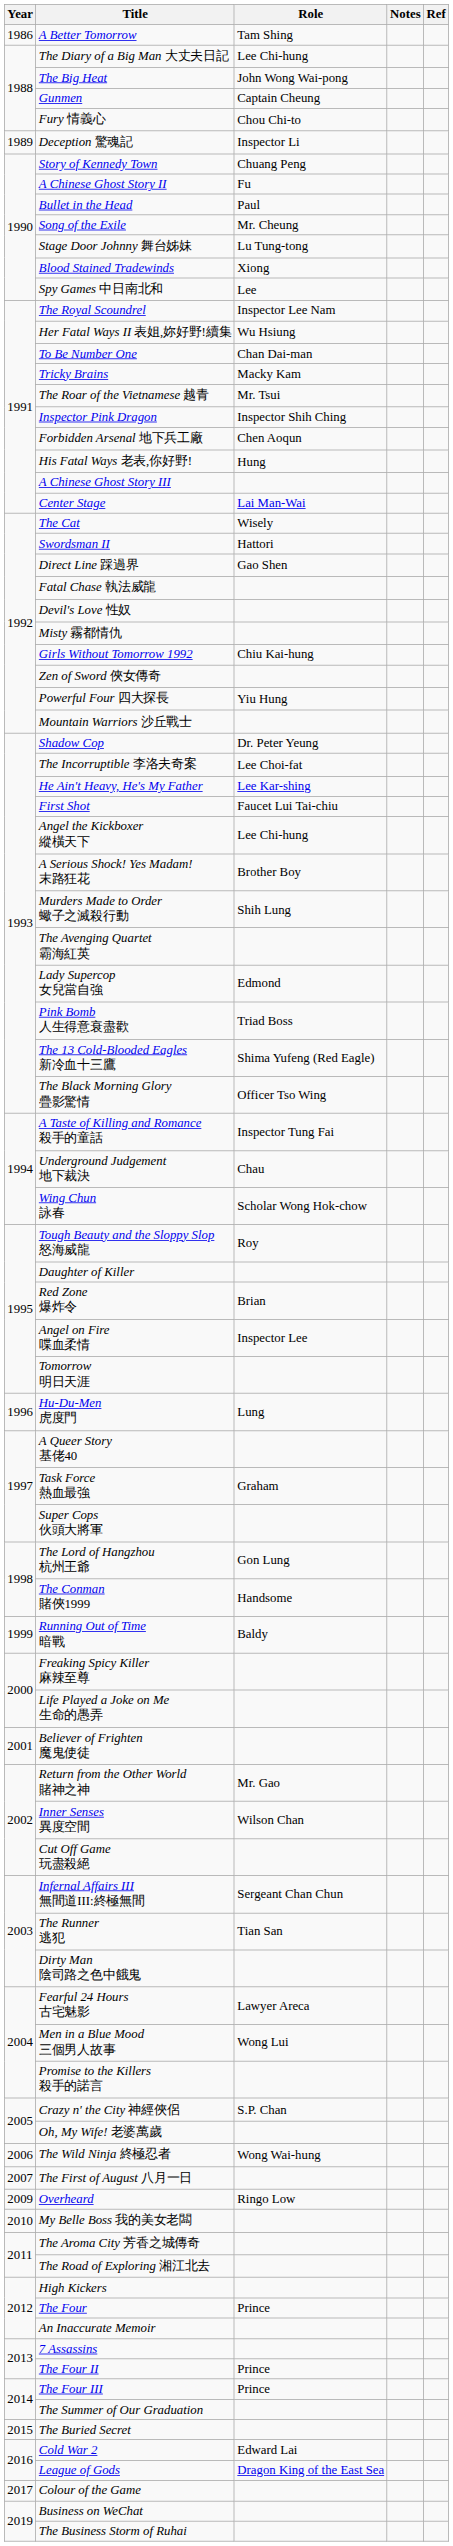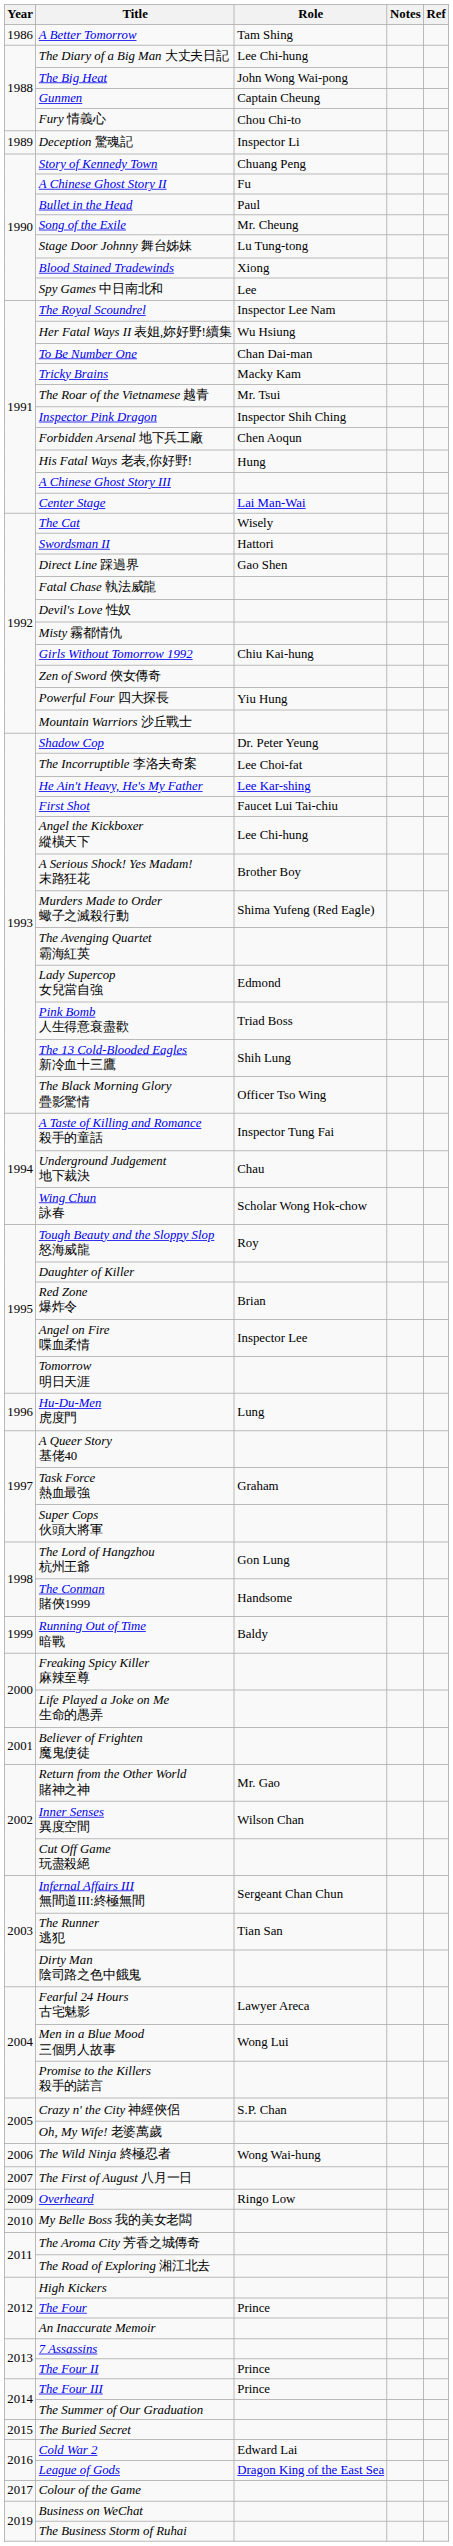(264, 909) Shih Lung -> (306, 909) Shima Yufeng (Red Eagle)
(306, 1057) Shima Yufeng (Red Eagle) -> (264, 1057) Shih Lung
